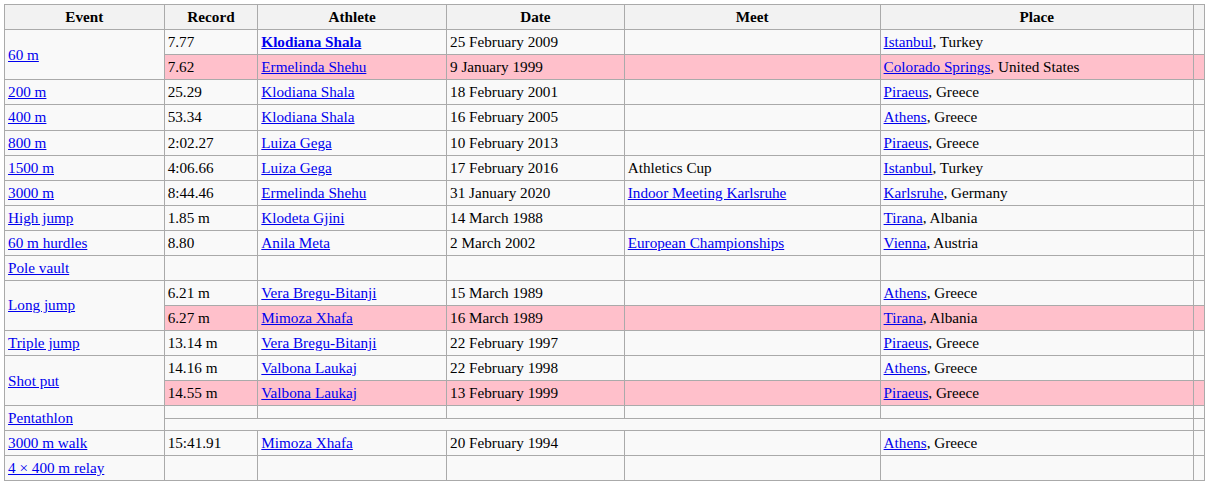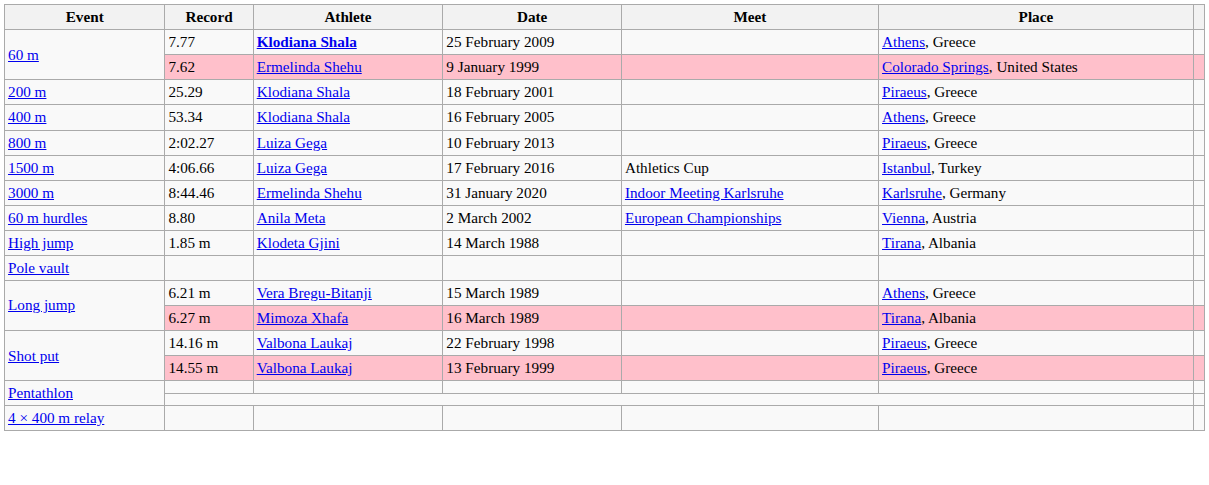(933, 42) Istanbul, Turkey -> (929, 42) Athens, Greece
rows swapped: (48, 242) <-> (41, 217)
- row: (44, 343)
(930, 368) Athens, Greece -> (930, 343) Piraeus, Greece
- row: (48, 443)
